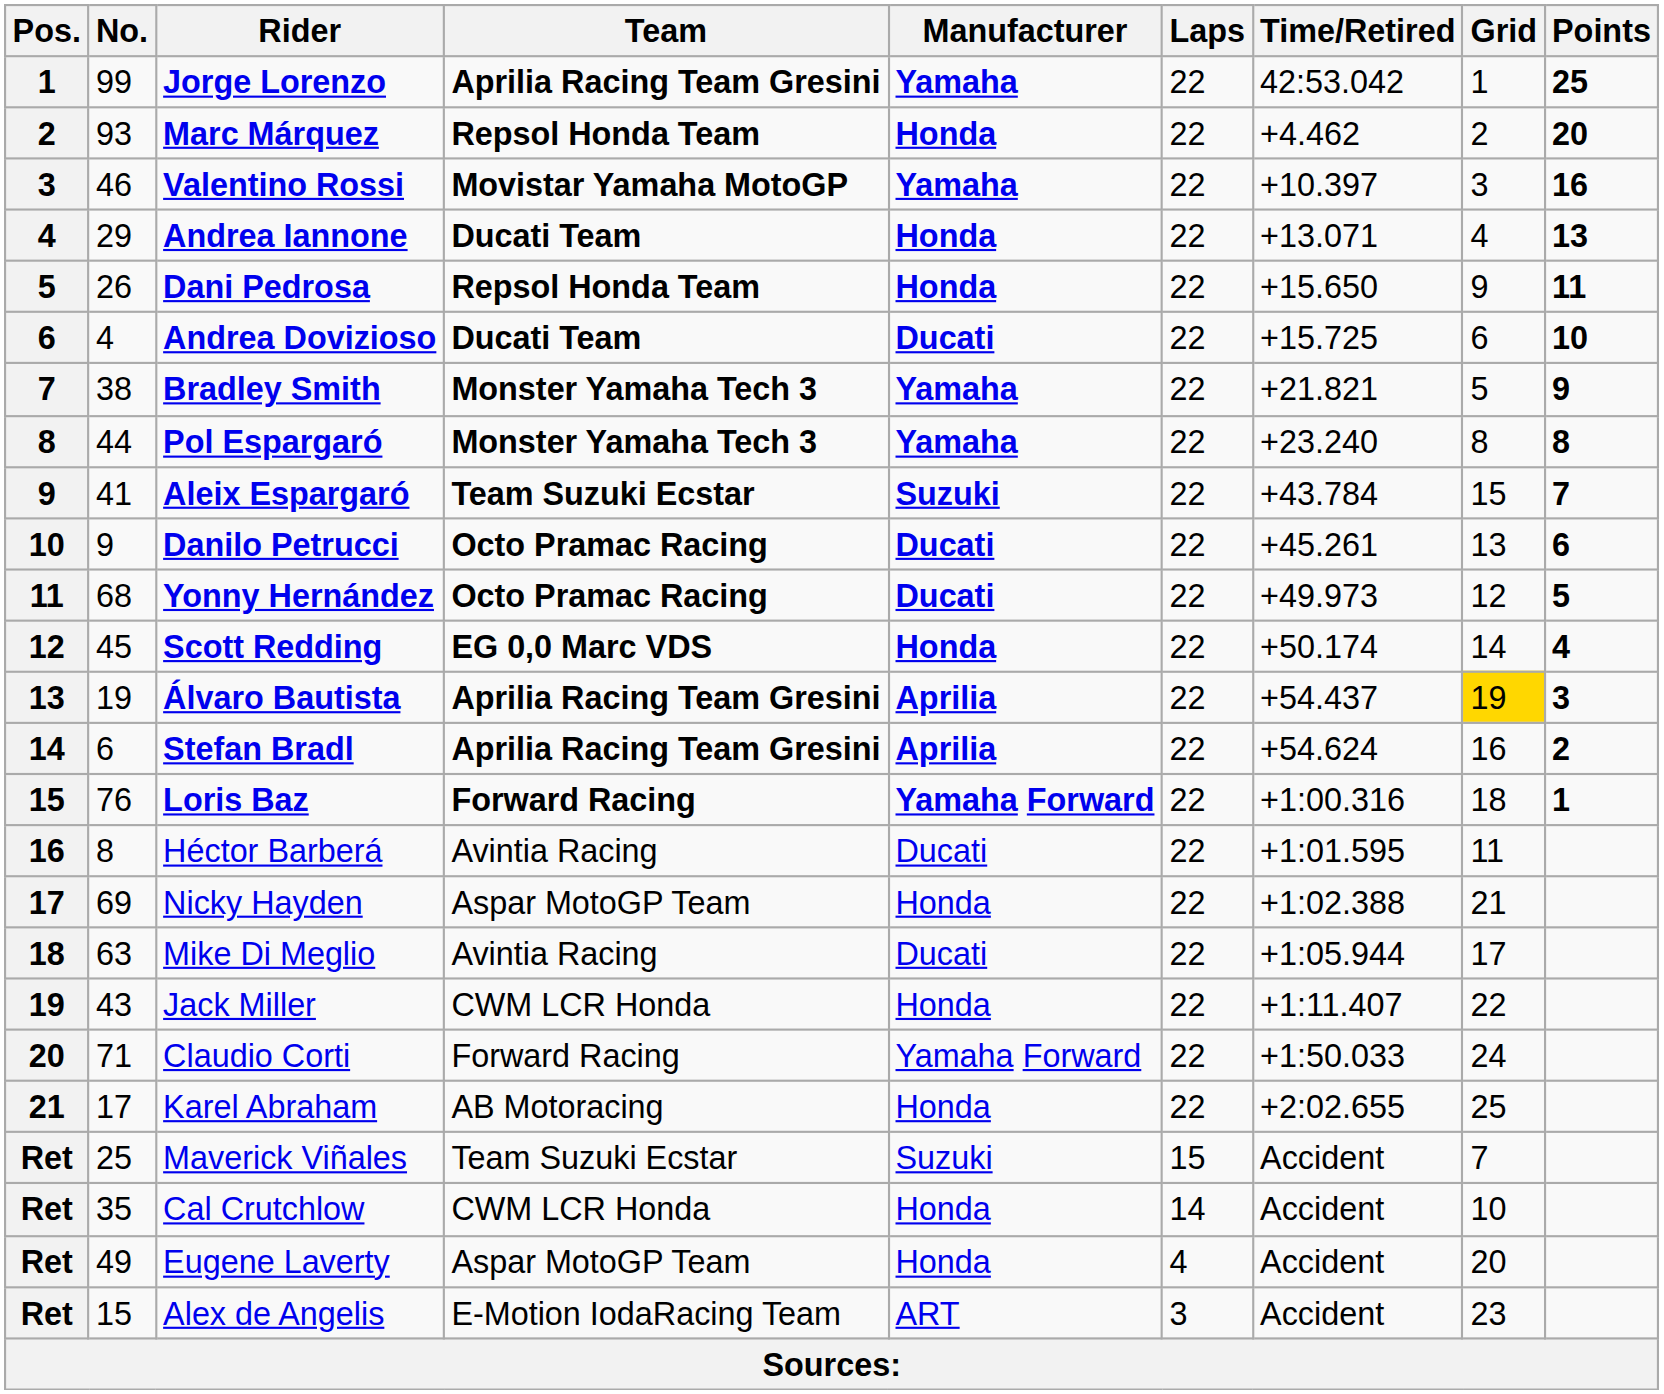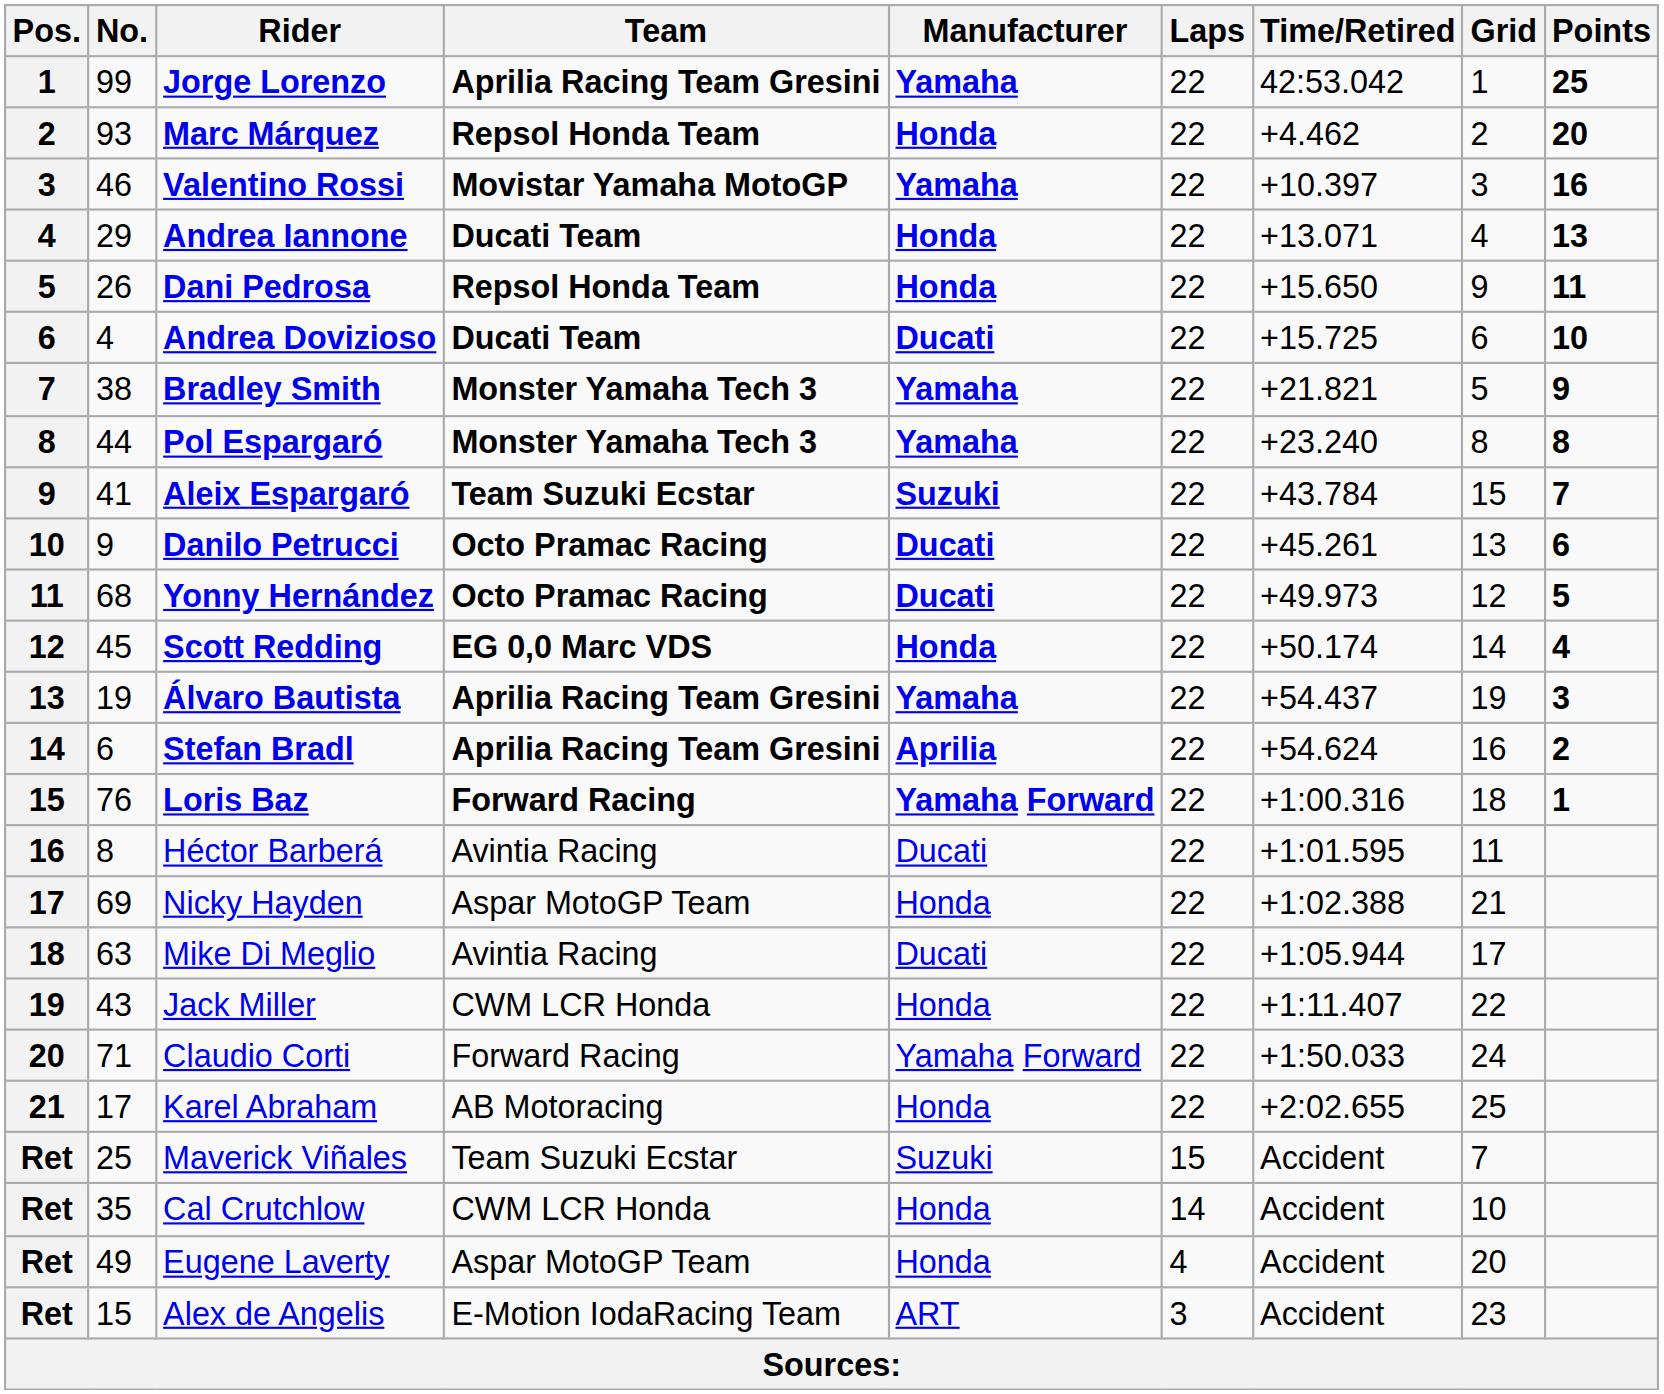(946, 697) Aprilia -> (957, 697) Yamaha
(1488, 697) gold background -> (1488, 697) no background
